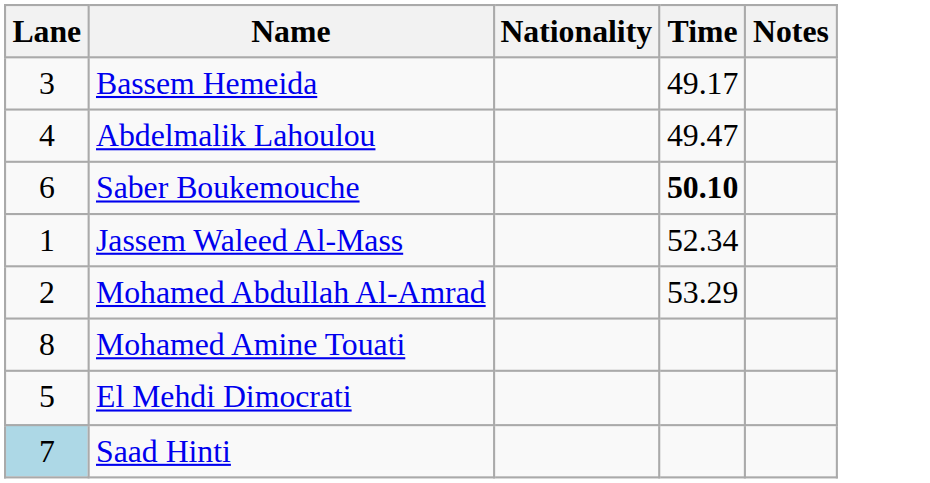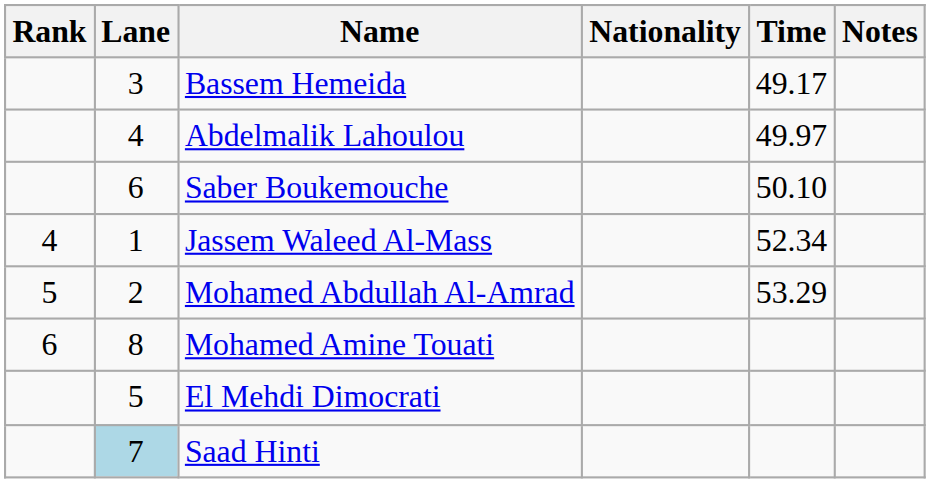+ column: (49, 30)
(703, 135) 49.47 -> (791, 135) 49.97
(703, 188) bold -> (791, 188) normal
